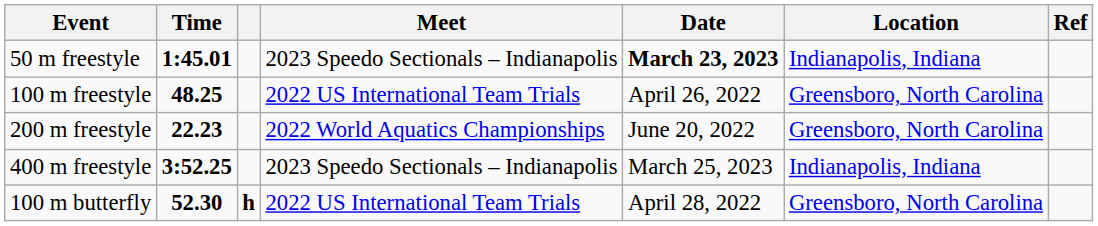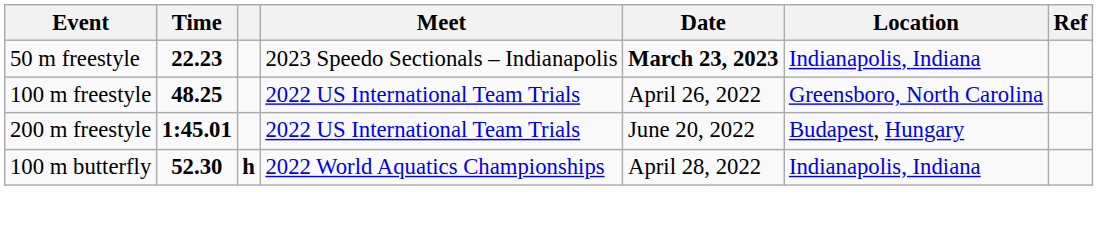(197, 58) 1:45.01 -> (197, 58) 22.23
(197, 130) 22.23 -> (197, 130) 1:45.01
(435, 130) 2022 World Aquatics Championships -> (423, 130) 2022 US International Team Trials
(916, 130) Greensboro, North Carolina -> (877, 130) Budapest, Hungary
- row: (81, 166)
(423, 202) 2022 US International Team Trials -> (435, 166) 2022 World Aquatics Championships
(916, 202) Greensboro, North Carolina -> (885, 166) Indianapolis, Indiana
